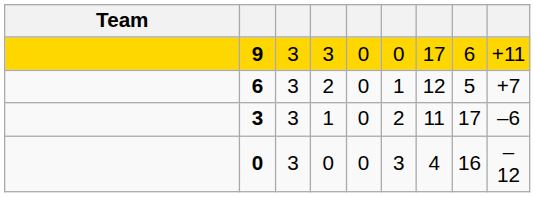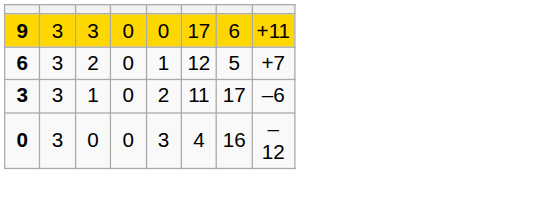- column: (122, 20)
